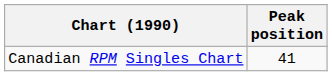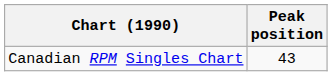(287, 59) 41 -> (287, 59) 43
